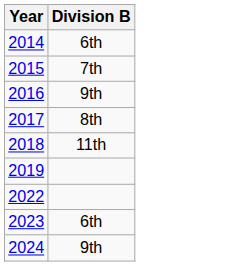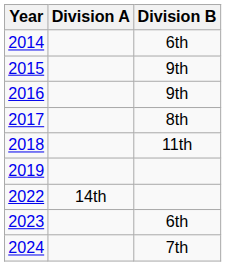+ column: (91, 17)
(91, 68) 7th -> (177, 68) 9th
(91, 247) 9th -> (177, 247) 7th
